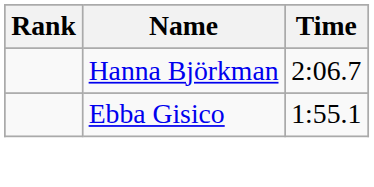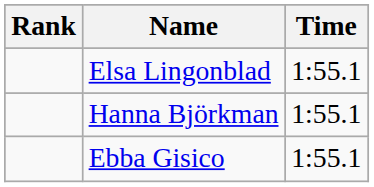+ row: (180, 70)
(326, 70) 2:06.7 -> (326, 114) 1:55.1
